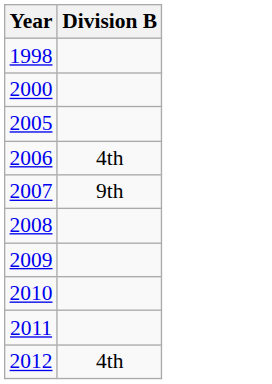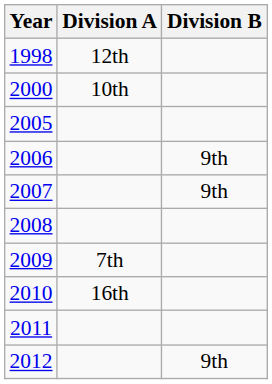+ column: (110, 21)
(110, 157) 4th -> (214, 157) 9th
(110, 361) 4th -> (214, 361) 9th
